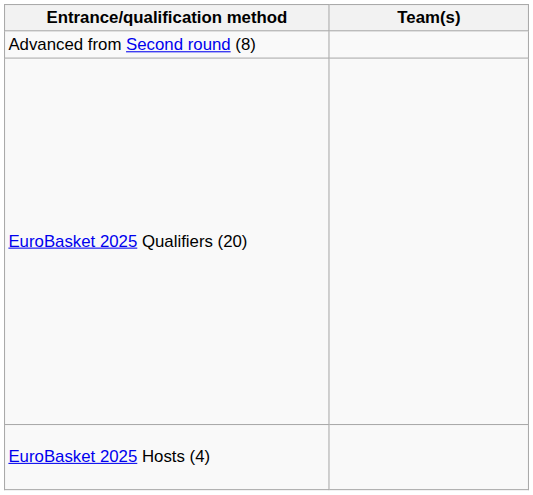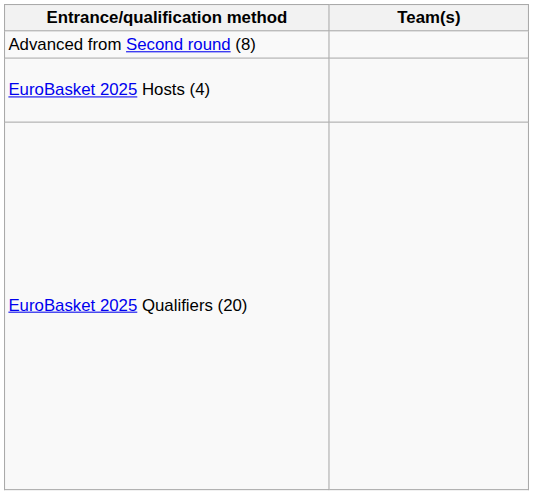rows swapped: (109, 456) <-> (128, 241)
